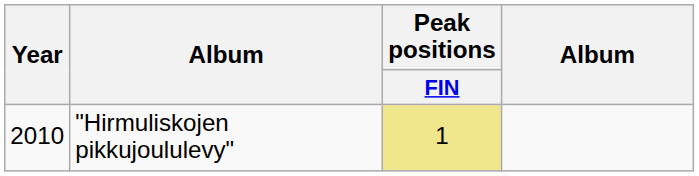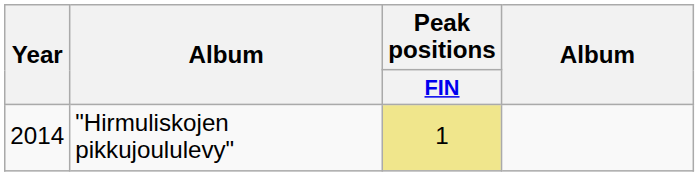(37, 137) 2010 -> (37, 137) 2014
